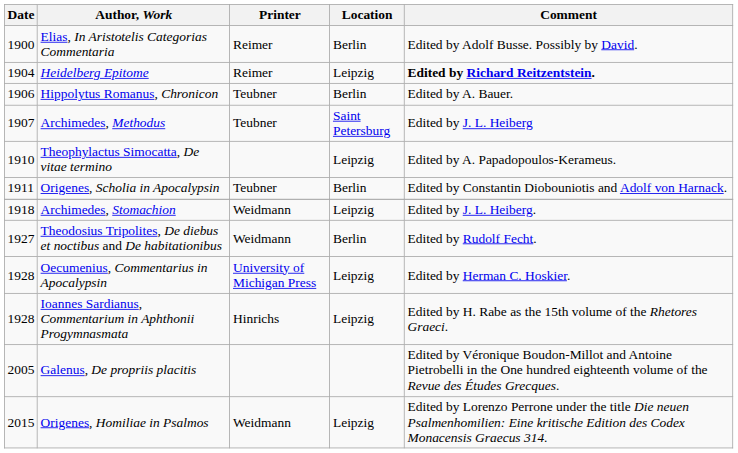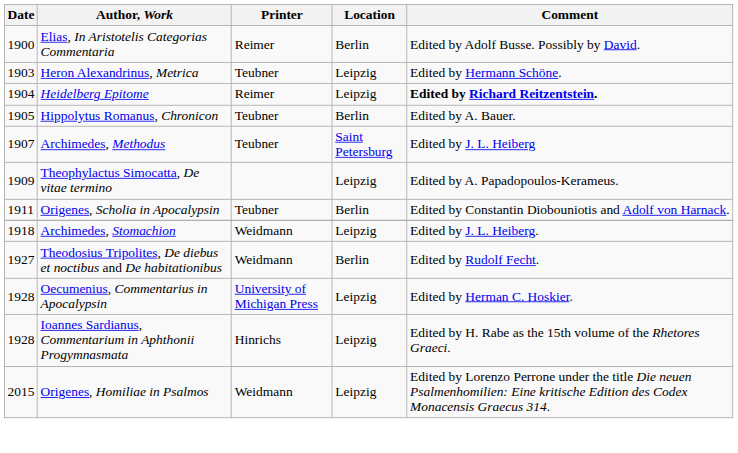+ row: (120, 72)
(21, 94) 1906 -> (21, 115) 1905
(21, 159) 1910 -> (21, 180) 1909
- row: (118, 370)
